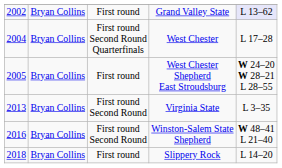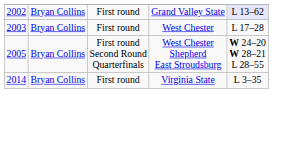(16, 38) 2004 -> (16, 27) 2003
(118, 38) First round Second Round Quarterfinals -> (118, 27) First round
(118, 76) First round -> (118, 54) First round Second Round Quarterfinals
(16, 108) 2013 -> (16, 80) 2014
(118, 108) First round Second Round -> (118, 80) First round
- row: (192, 134)
- row: (192, 155)
